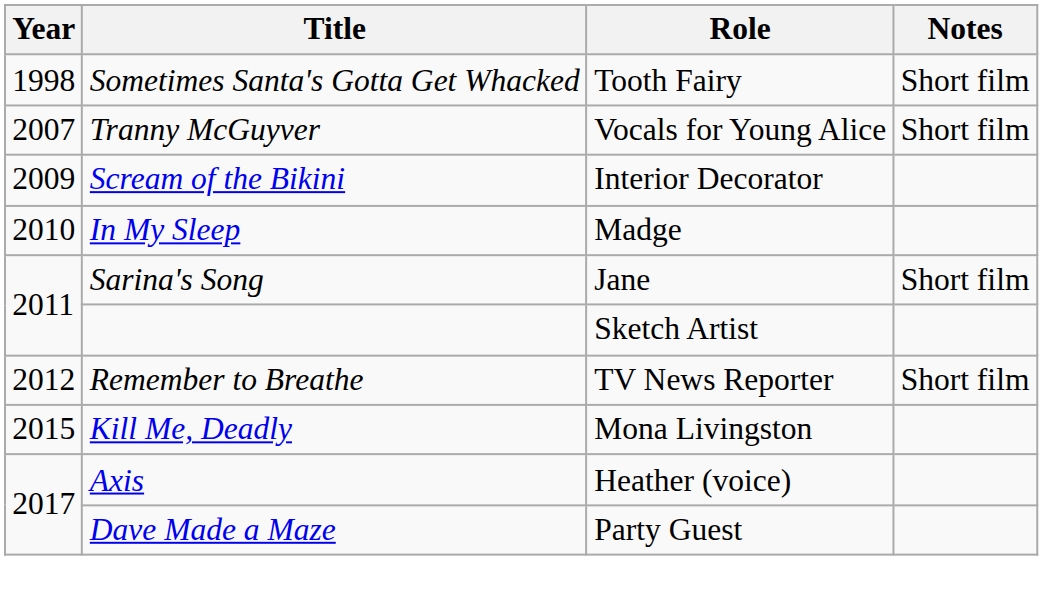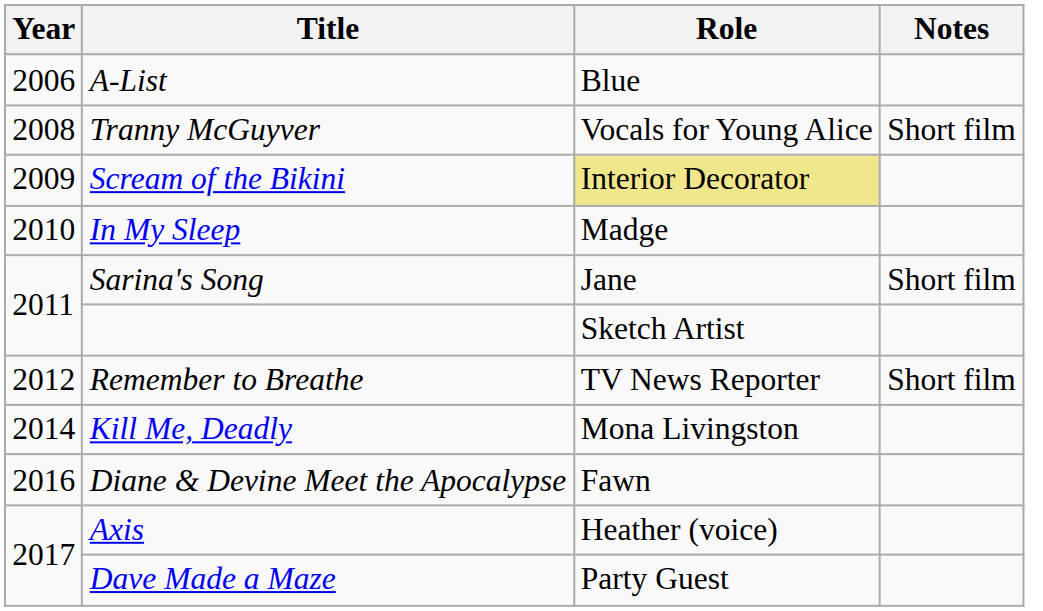- row: (335, 79)
+ row: (128, 79)
(44, 129) 2007 -> (44, 129) 2008
(708, 179) no background -> (695, 179) khaki background
(44, 429) 2015 -> (44, 429) 2014
+ row: (328, 479)
